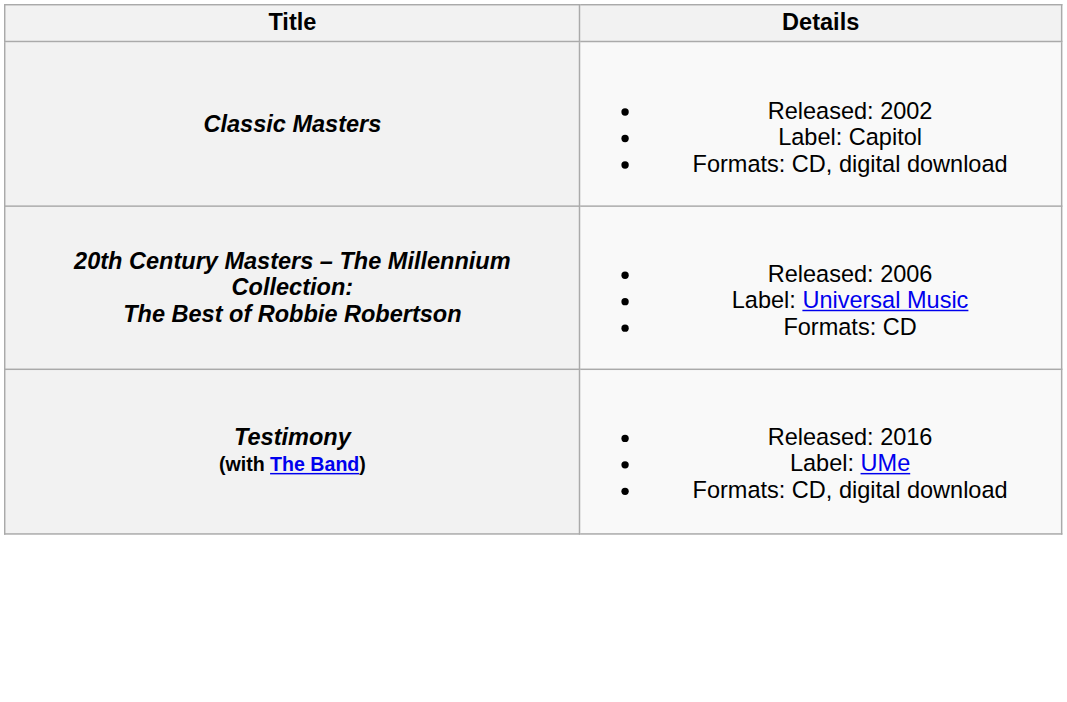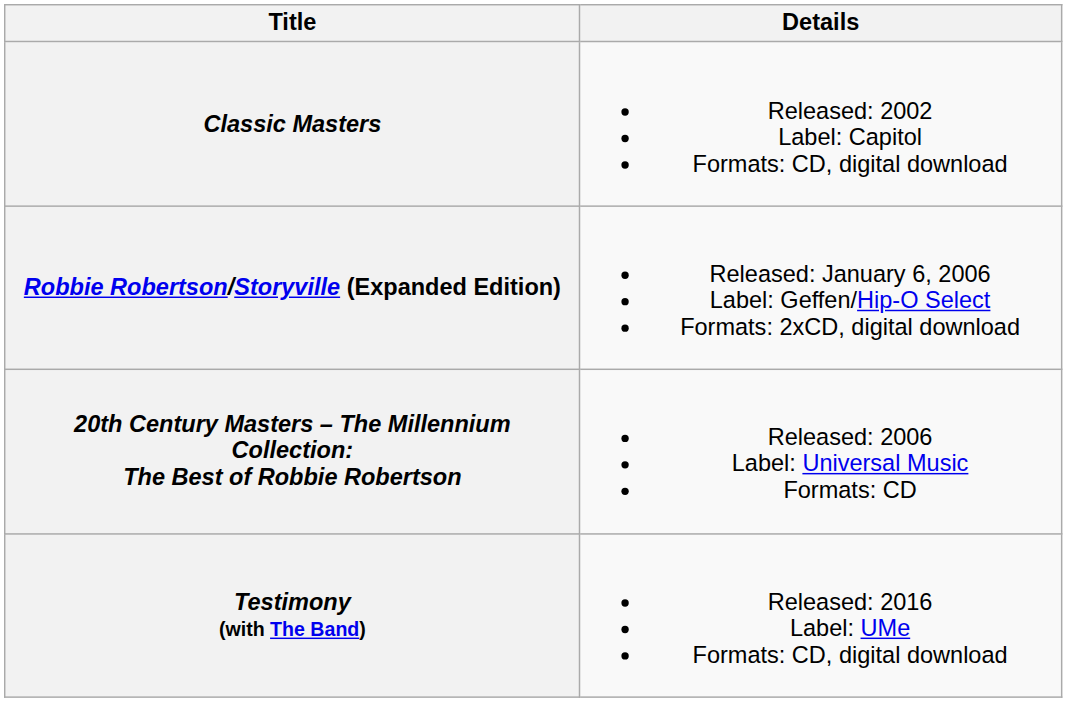+ row: (292, 287)
